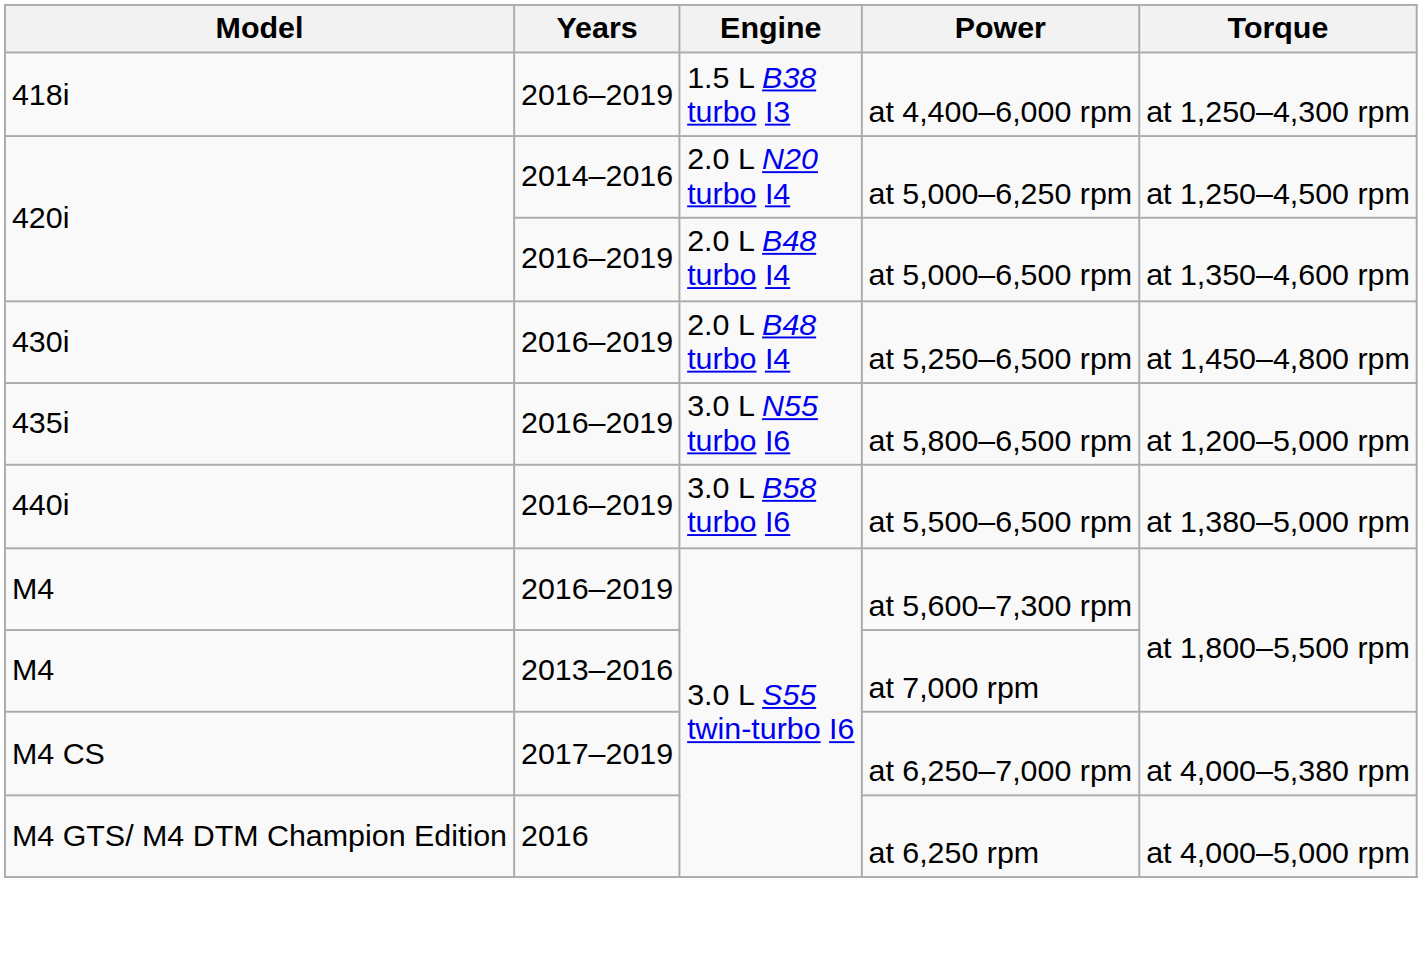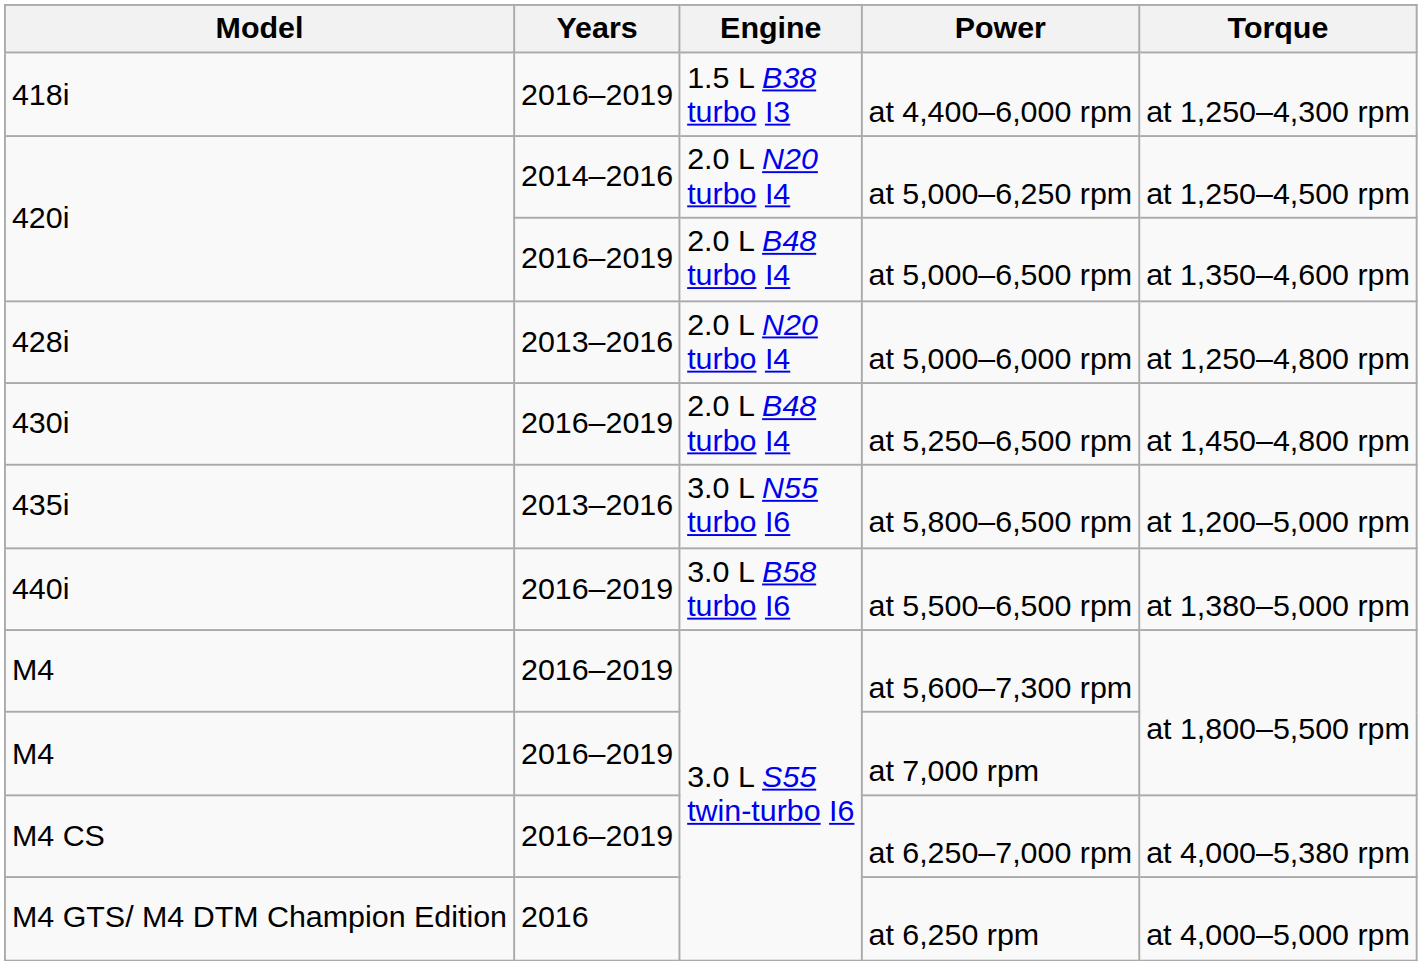+ row: (1000, 358)
(597, 423) 2016–2019 -> (597, 505) 2013–2016
(597, 670) 2013–2016 -> (597, 753) 2016–2019
(597, 753) 2017–2019 -> (597, 835) 2016–2019
